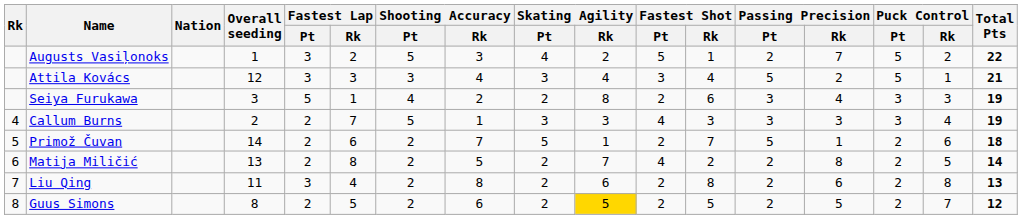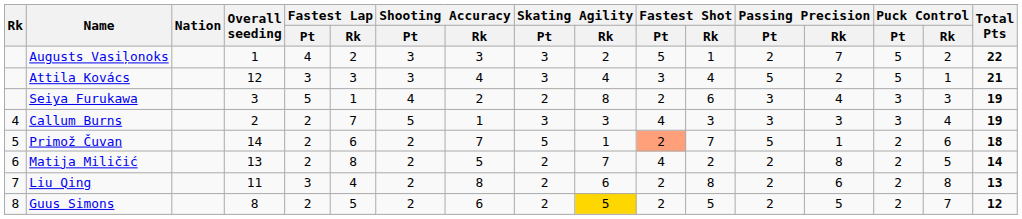(308, 57) 3 -> (308, 57) 4
(411, 57) 5 -> (411, 57) 3
(545, 57) 4 -> (545, 57) 3
(661, 141) no background -> (661, 141) lightsalmon background
